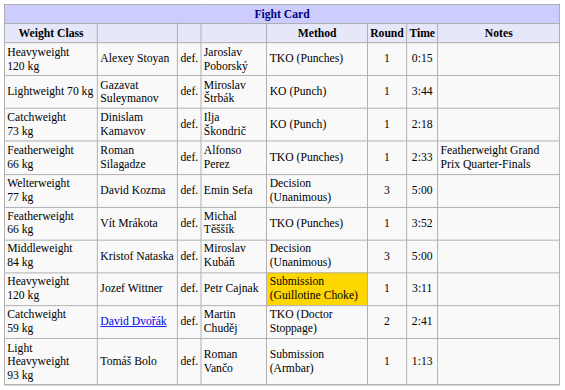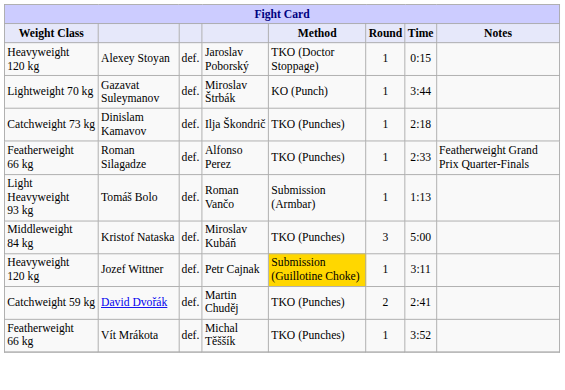(306, 59) TKO (Punches) -> (303, 59) TKO (Doctor Stoppage)
(298, 124) KO (Punch) -> (308, 124) TKO (Punches)
- row: (133, 190)
rows swapped: (129, 223) <-> (129, 361)
(300, 256) Decision (Unanimous) -> (308, 236) TKO (Punches)
(301, 321) TKO (Doctor Stoppage) -> (308, 302) TKO (Punches)
